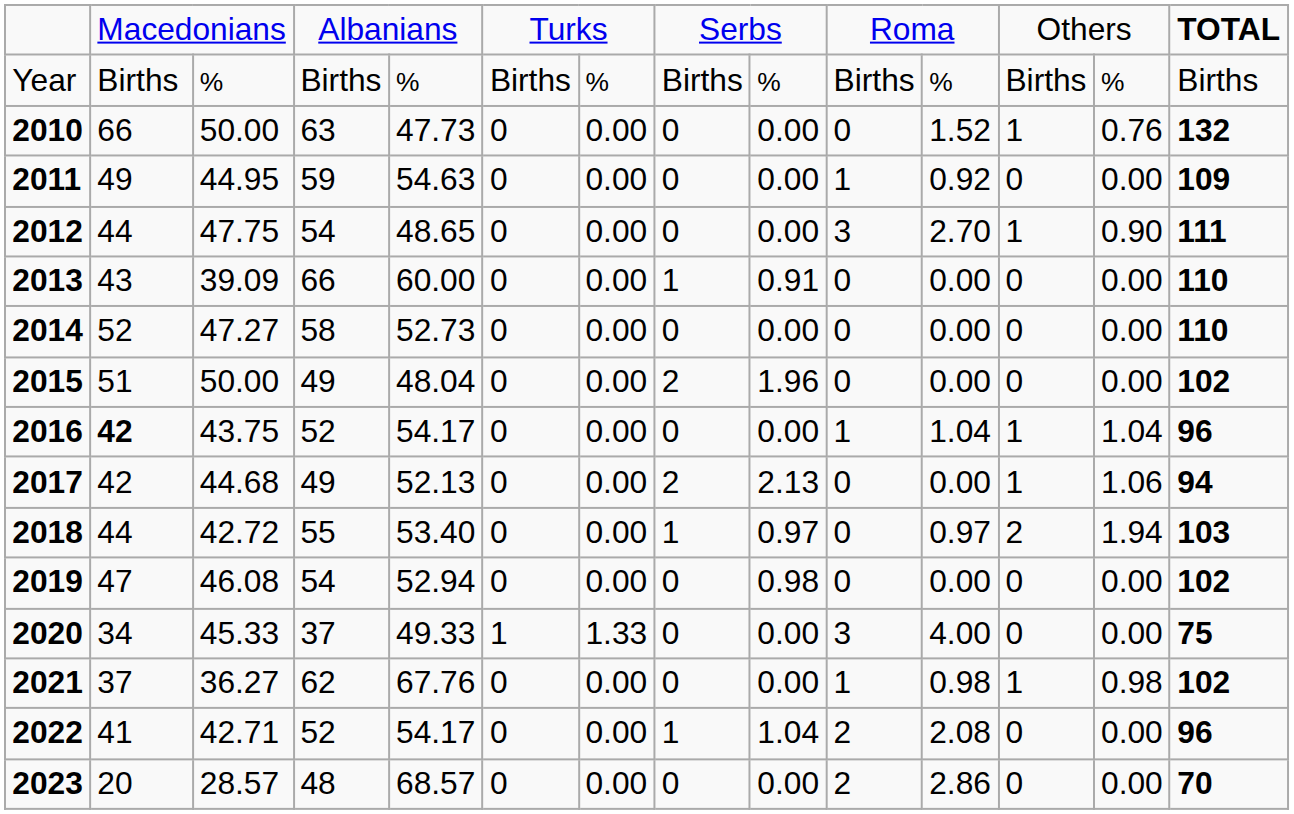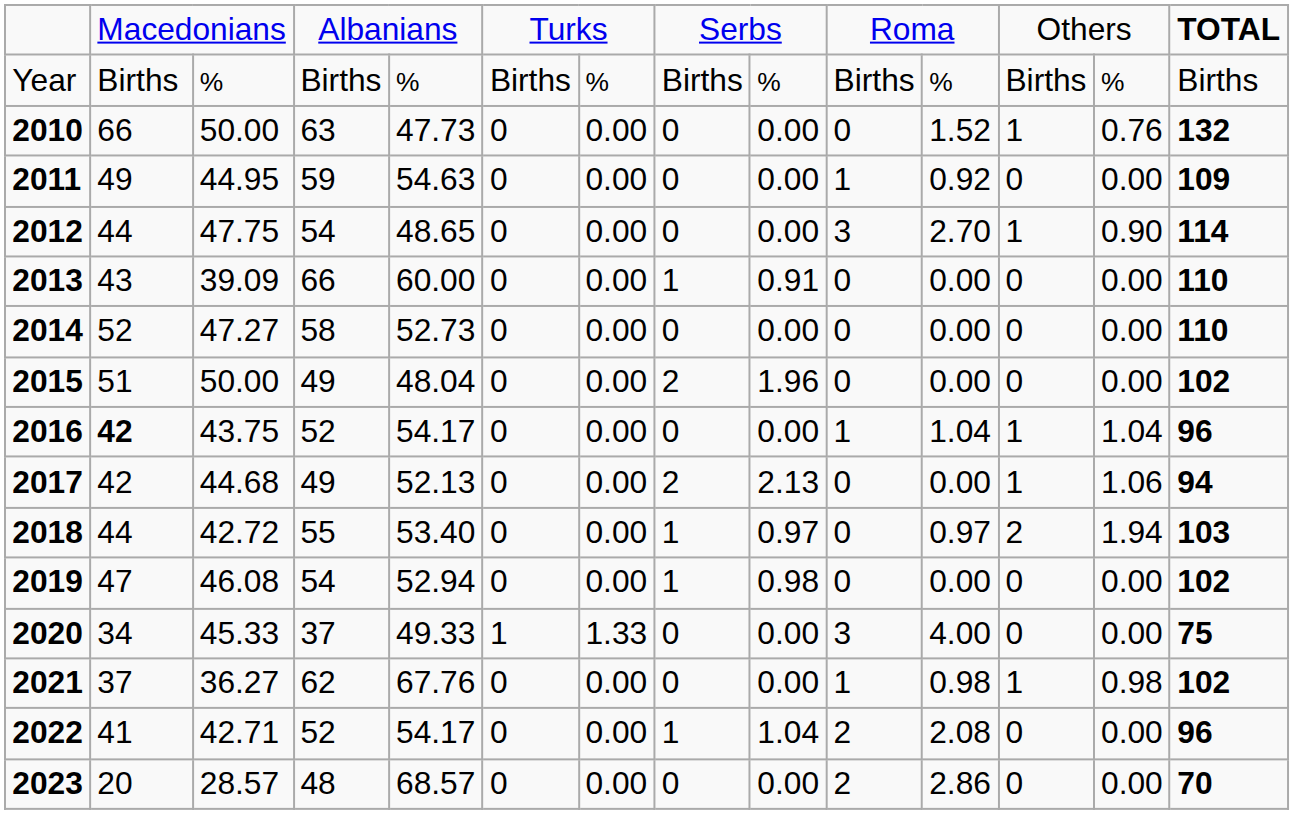(1202, 230) 111 -> (1203, 230) 114
(671, 582) 0 -> (671, 582) 1
